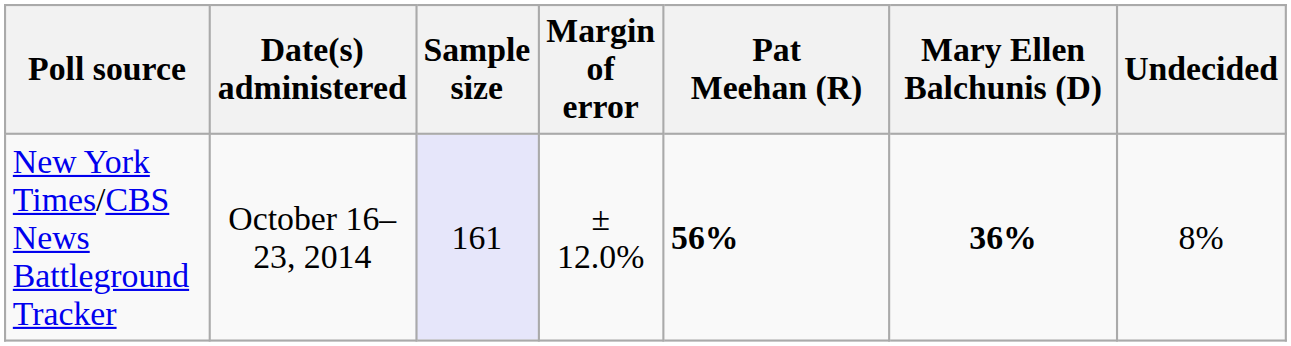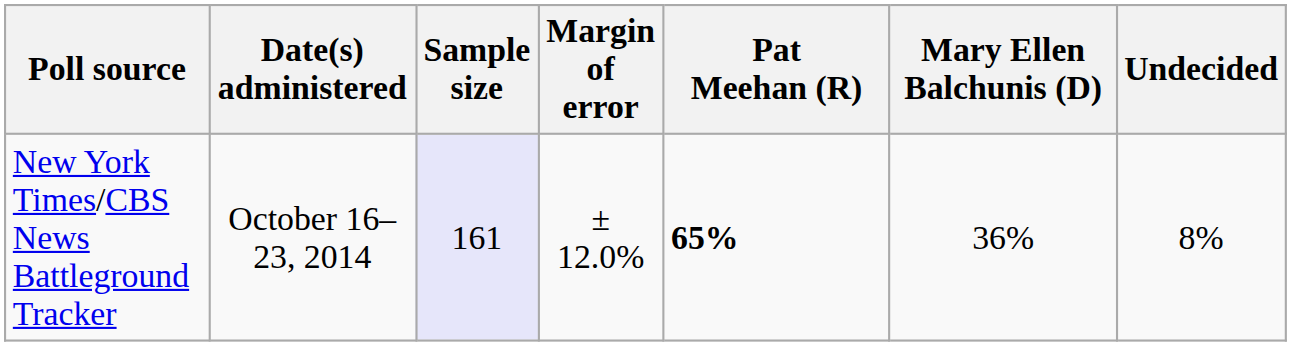(705, 236) 56% -> (705, 236) 65%
(1003, 236) bold -> (1003, 236) normal
